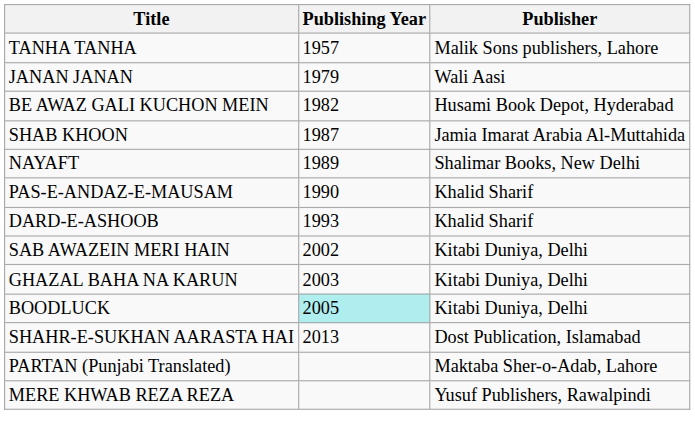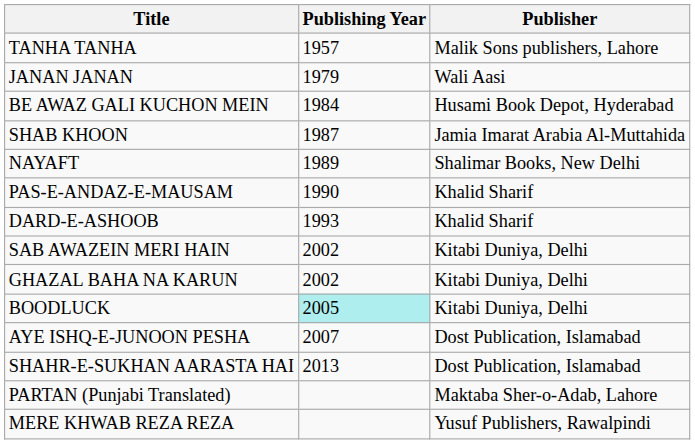(321, 105) 1982 -> (321, 105) 1984
(321, 279) 2003 -> (321, 279) 2002
+ row: (130, 337)
